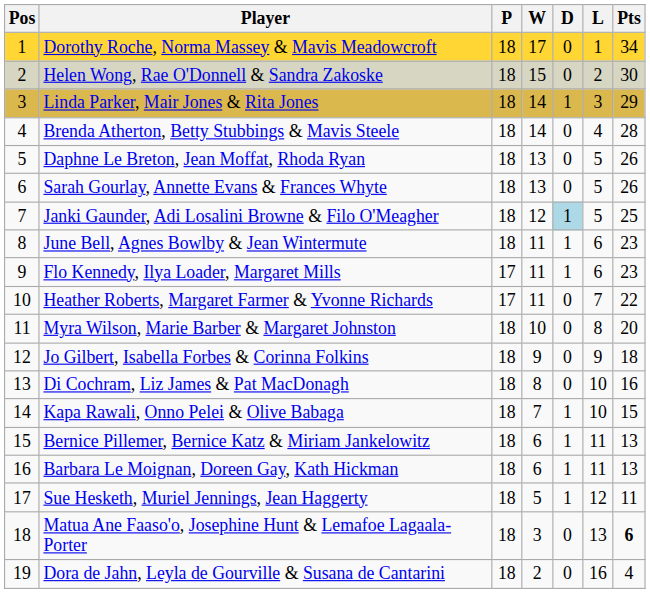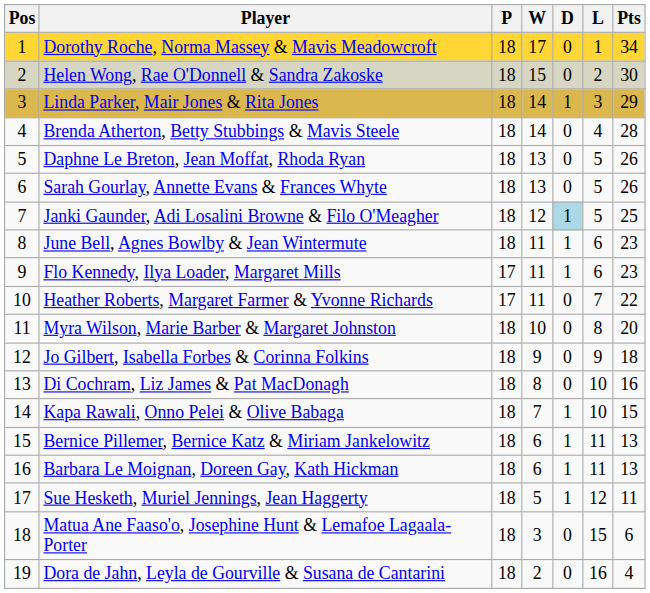(598, 535) 13 -> (598, 535) 15
(629, 535) bold -> (629, 535) normal
